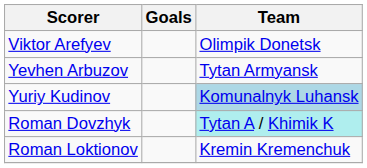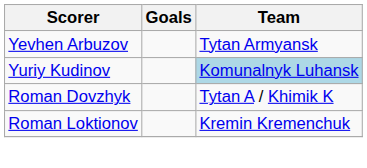- row: (60, 44)
(266, 123) paleturquoise background -> (266, 96) no background
